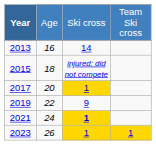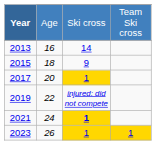(86, 68) injured: did not compete -> (86, 63) 9
(86, 103) 9 -> (86, 98) injured: did not compete
